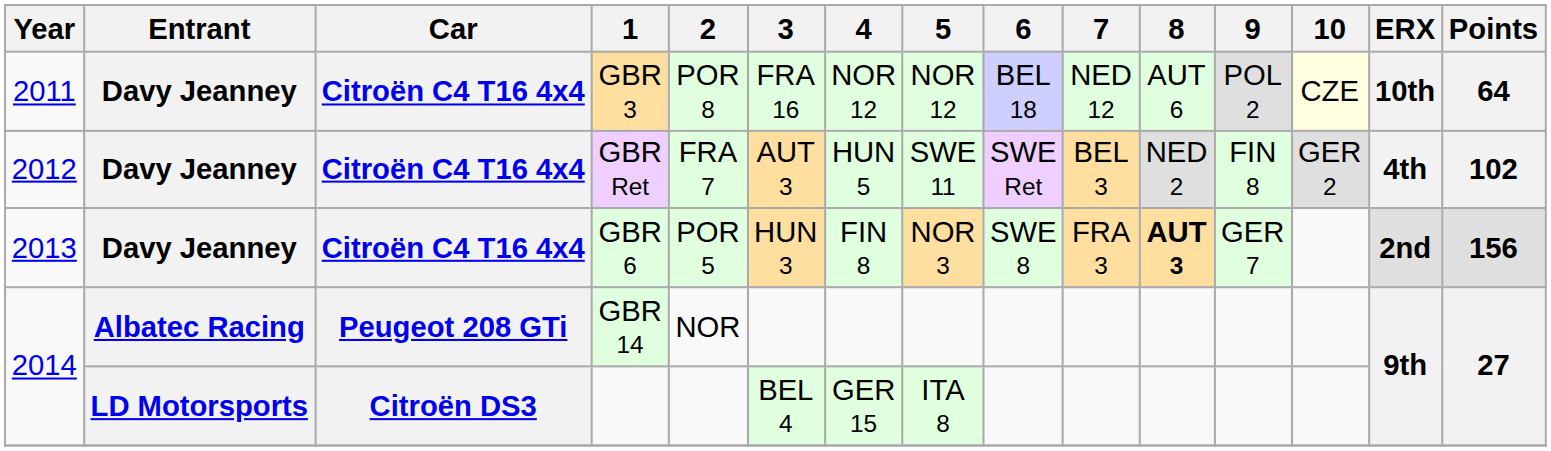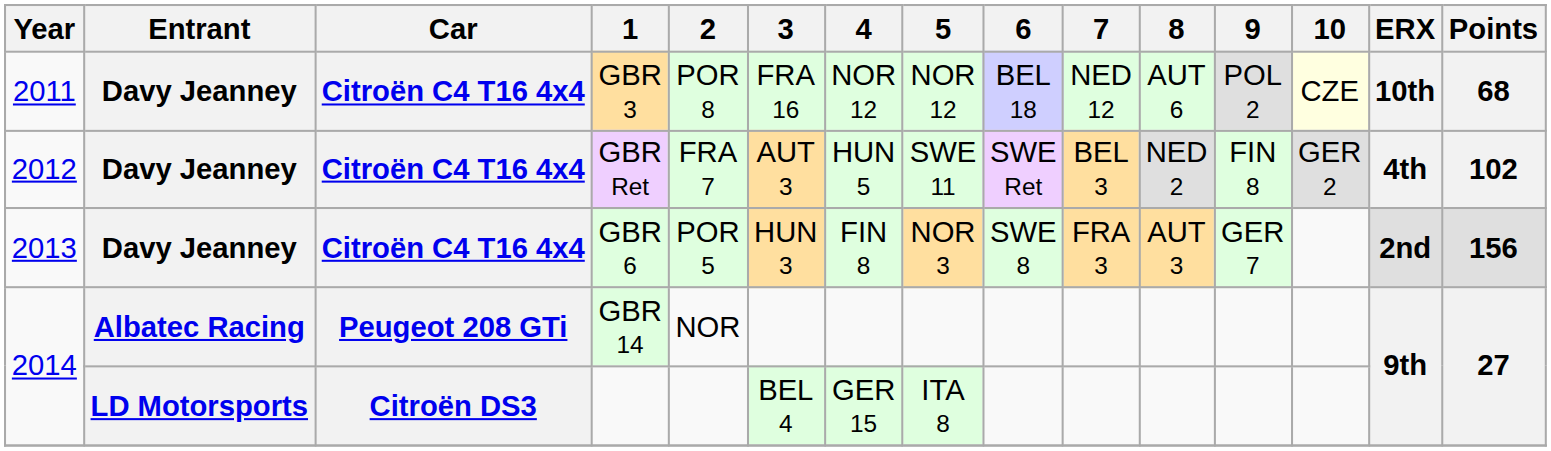(1493, 91) 64 -> (1493, 91) 68
(1176, 248) bold -> (1176, 248) normal
